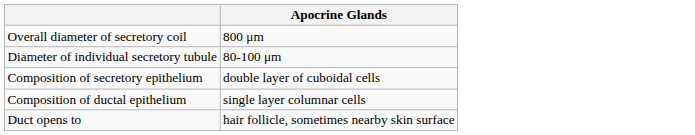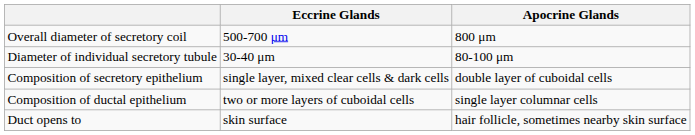+ column: (336, 15)
